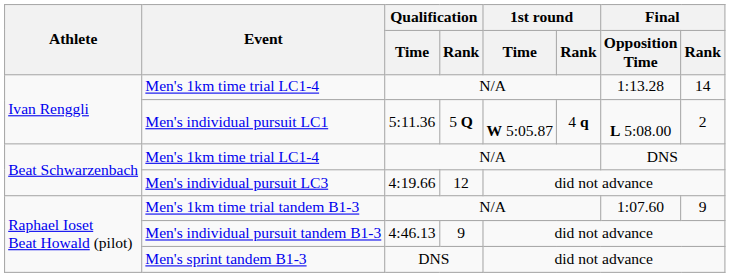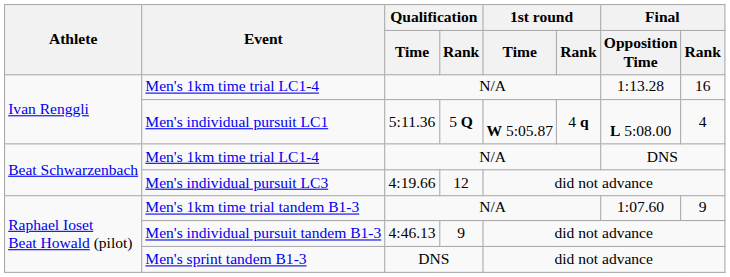(703, 87) 14 -> (703, 87) 16
(703, 122) 2 -> (703, 122) 4
